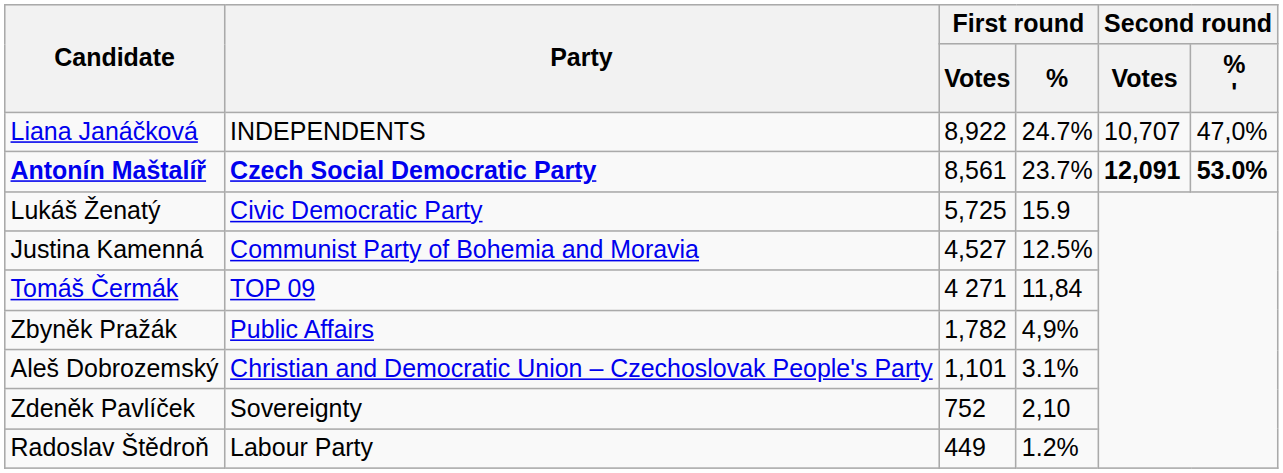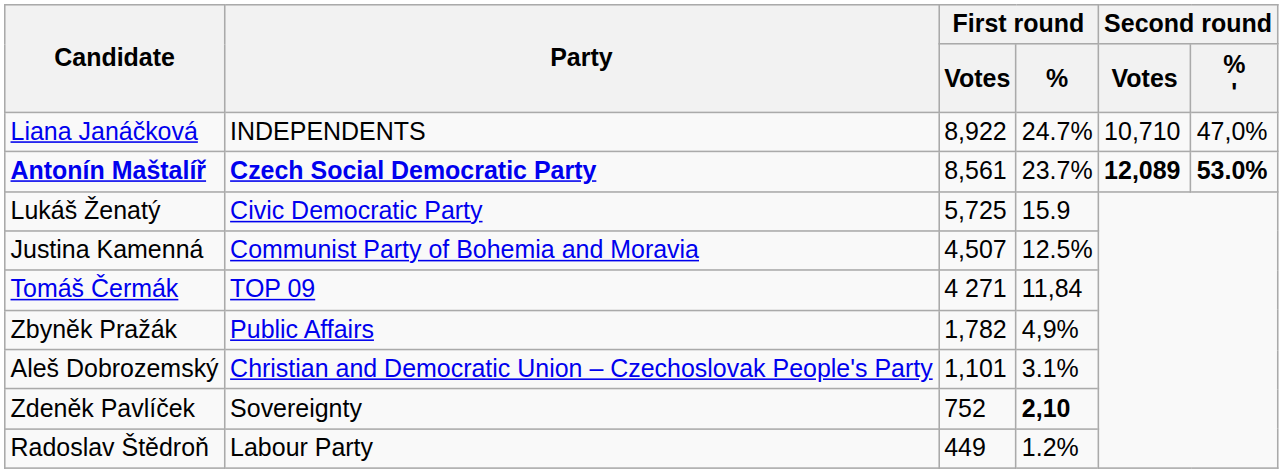(1142, 131) 10,707 -> (1142, 131) 10,710
(1142, 171) 12,091 -> (1142, 171) 12,089
(975, 250) 4,527 -> (975, 250) 4,507
(1046, 408) normal -> (1046, 408) bold
